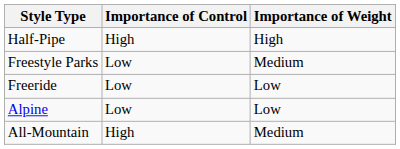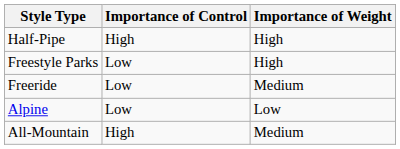(279, 62) Medium -> (268, 62) High
(267, 86) Low -> (279, 86) Medium
